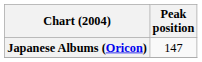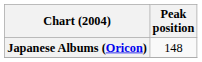(173, 47) 147 -> (173, 47) 148
